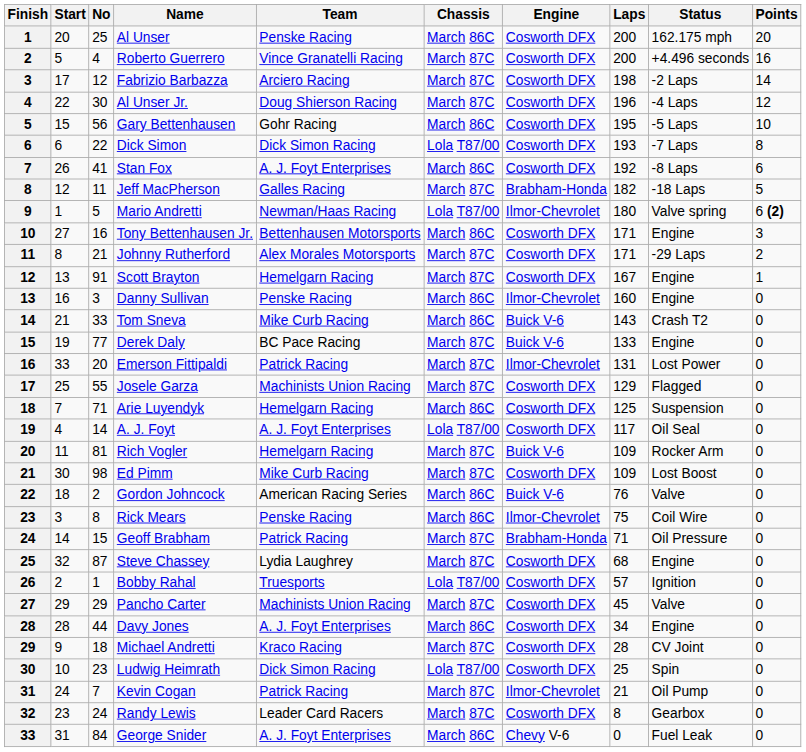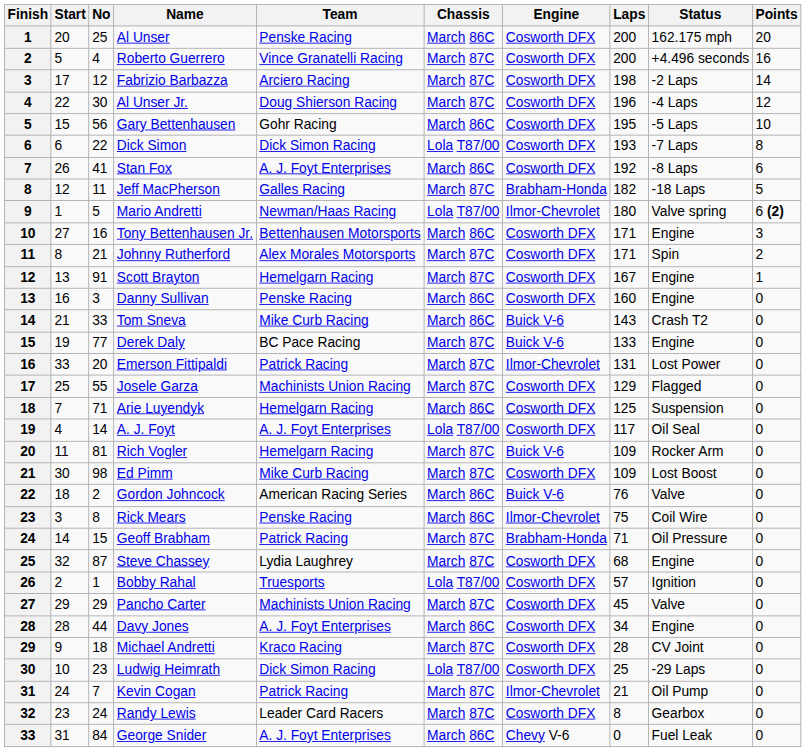(678, 255) -29 Laps -> (665, 255) Spin
(553, 299) Ilmor-Chevrolet -> (551, 299) Cosworth DFX
(665, 670) Spin -> (678, 670) -29 Laps
